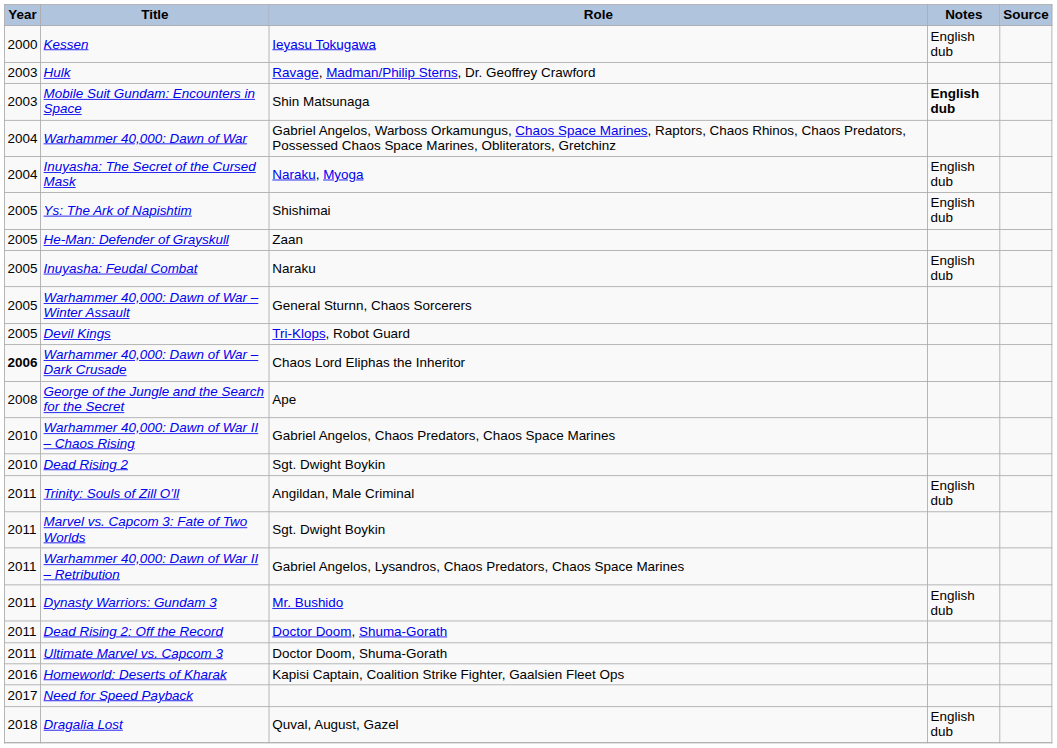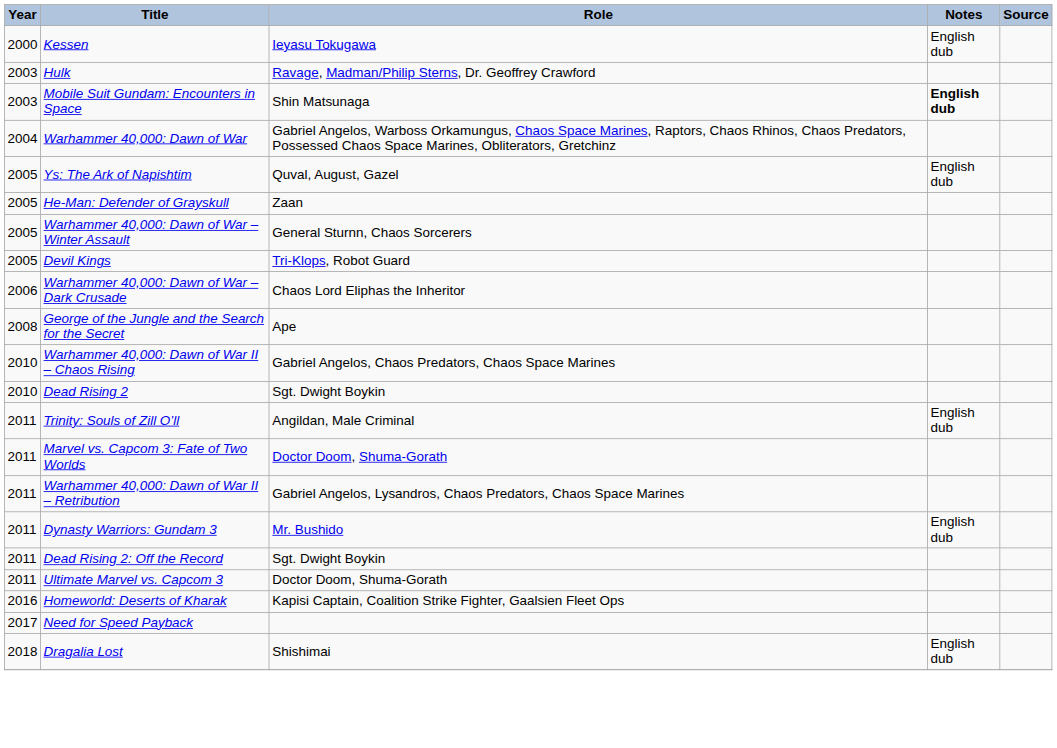- row: (150, 174)
(301, 211) Shishimai -> (335, 174) Quval, August, Gazel
- row: (121, 268)
(22, 363) bold -> (22, 290) normal
(329, 530) Sgt. Dwight Boykin -> (360, 457) Doctor Doom, Shuma-Gorath
(360, 631) Doctor Doom, Shuma-Gorath -> (329, 558) Sgt. Dwight Boykin
(335, 724) Quval, August, Gazel -> (301, 651) Shishimai
